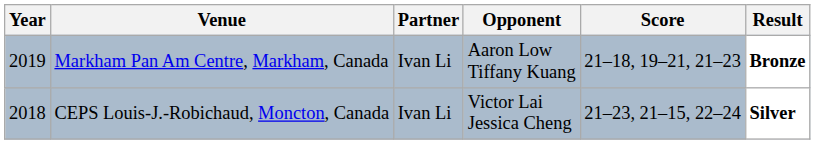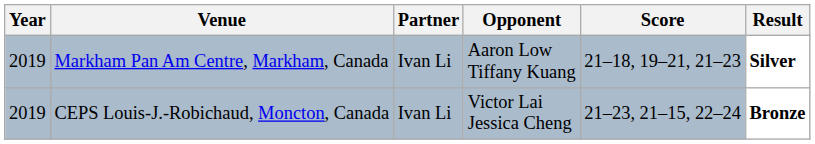(778, 61) Bronze -> (773, 61) Silver
(27, 113) 2018 -> (27, 113) 2019
(773, 113) Silver -> (778, 113) Bronze
